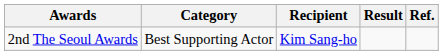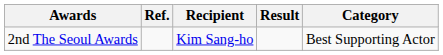columns swapped: (209, 15) <-> (422, 15)
